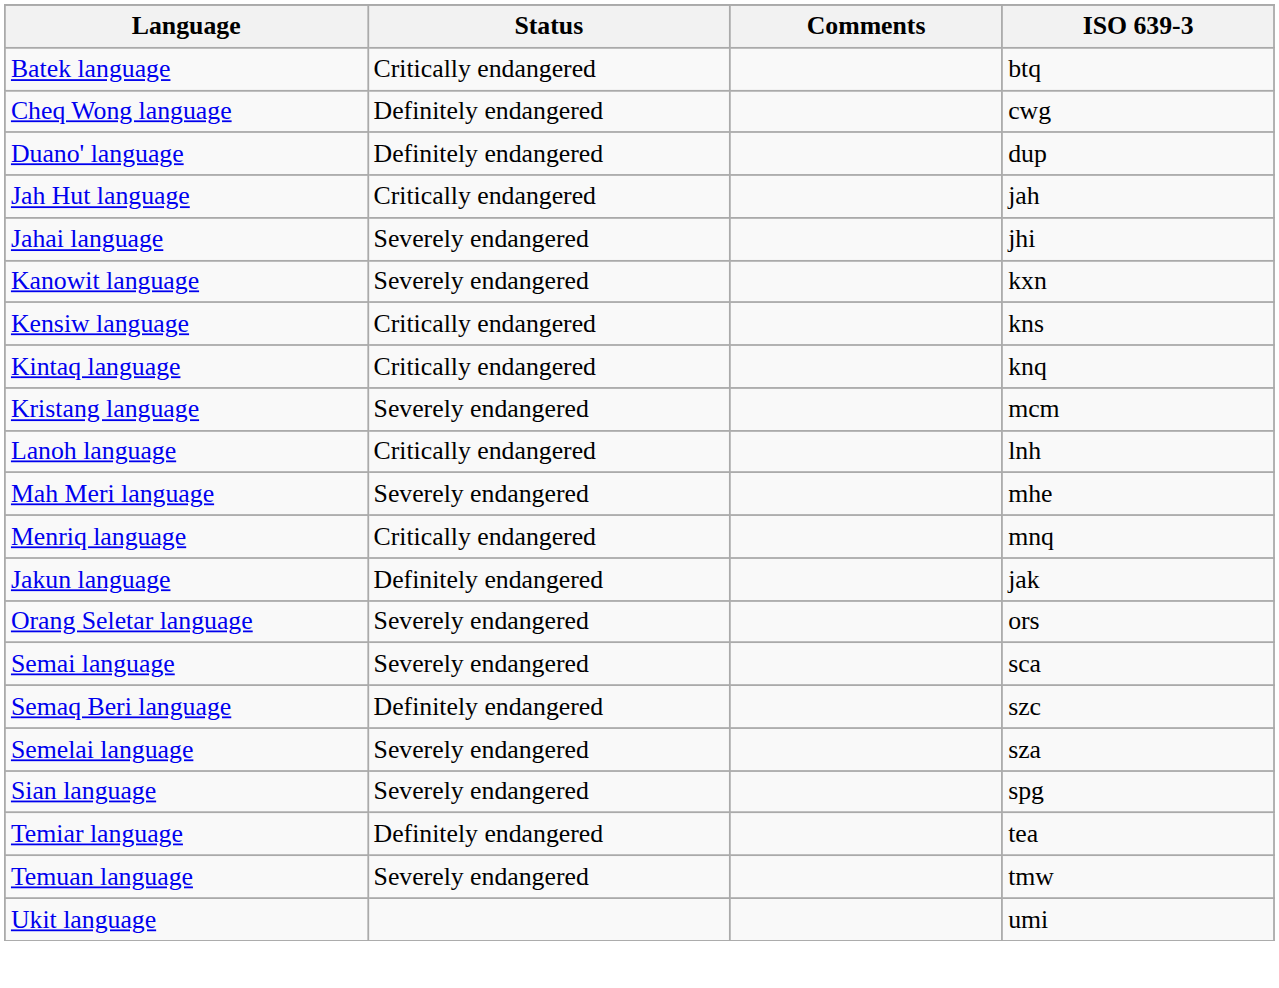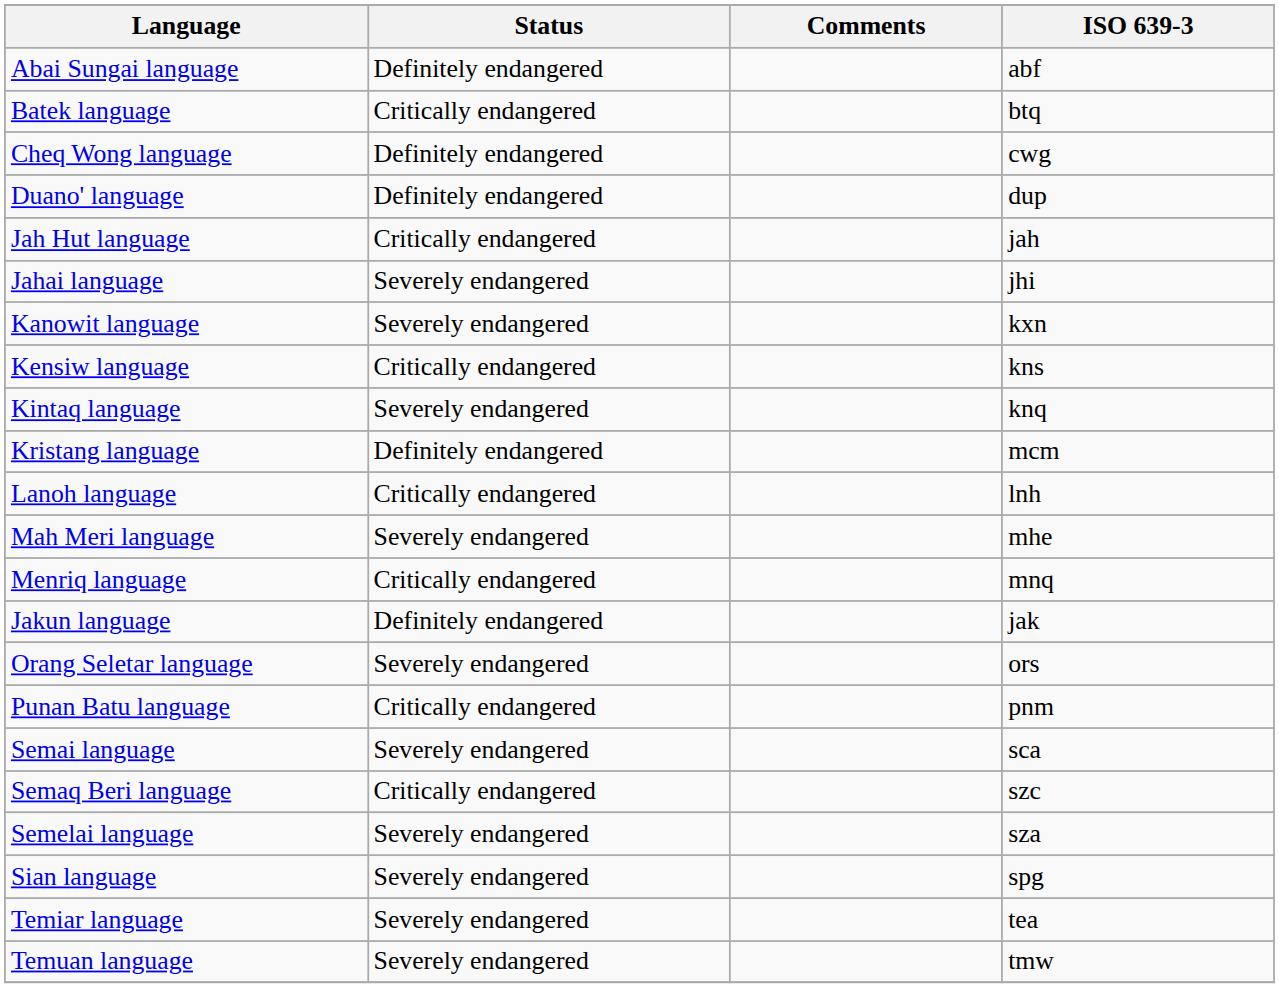+ row: (125, 68)
(485, 366) Critically endangered -> (481, 408) Severely endangered
(481, 408) Severely endangered -> (488, 451) Definitely endangered
+ row: (120, 706)
(488, 706) Definitely endangered -> (485, 791) Critically endangered
(488, 833) Definitely endangered -> (481, 918) Severely endangered
- row: (84, 918)
